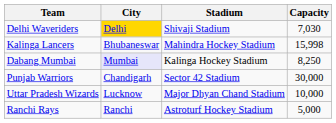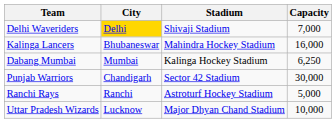(309, 28) 7,030 -> (309, 28) 7,000
(309, 45) 15,998 -> (309, 45) 16,000
(121, 61) lavender background -> (121, 61) no background
(309, 61) 8,250 -> (309, 61) 6,250
rows swapped: (33, 110) <-> (53, 93)
